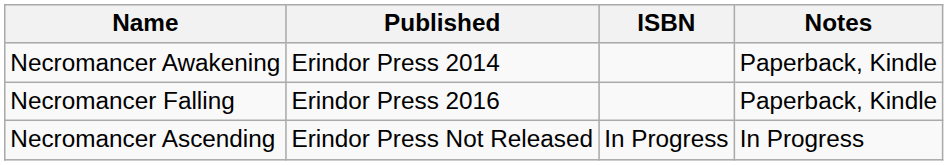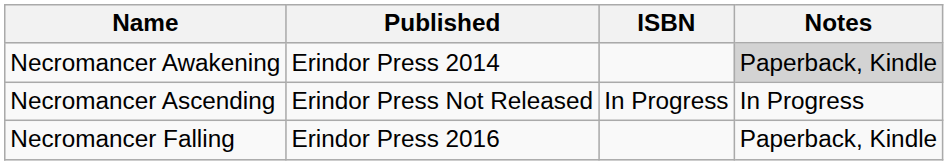(838, 62) no background -> (838, 62) lightgrey background
rows swapped: (123, 100) <-> (143, 139)
